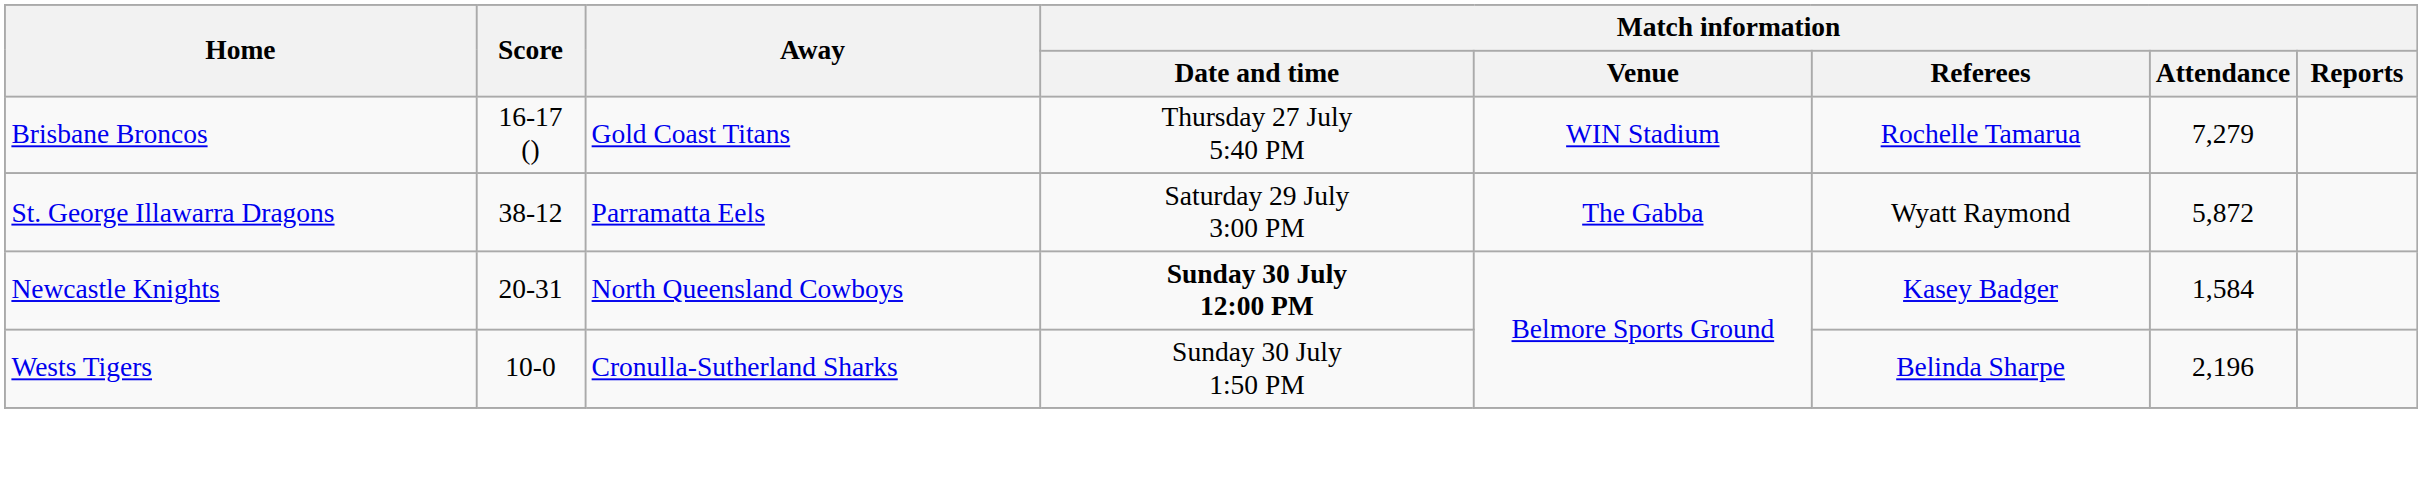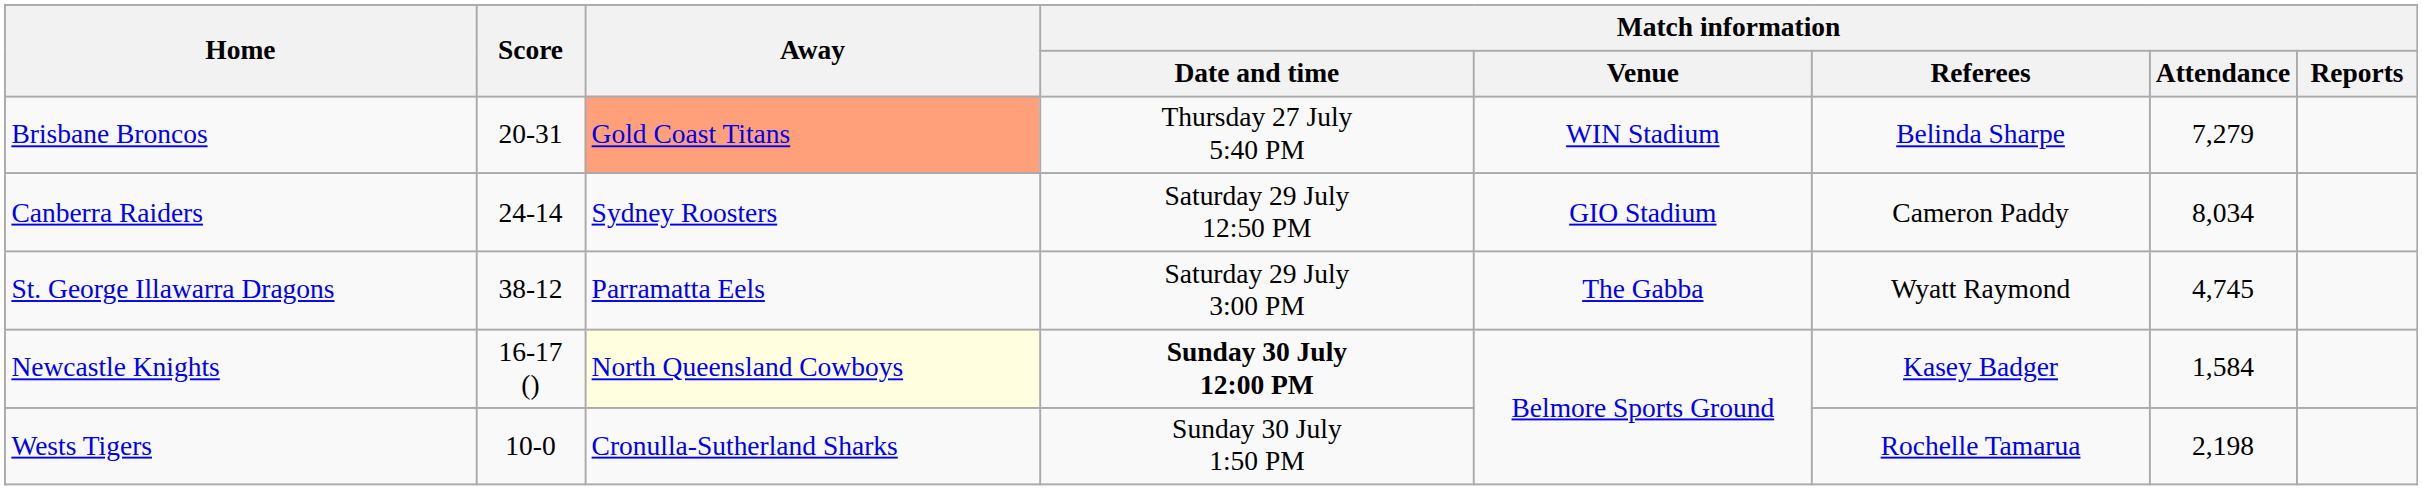(530, 134) 16-17 () -> (530, 134) 20-31
(691, 134) no background -> (691, 134) lightsalmon background
(1981, 134) Rochelle Tamarua -> (1981, 134) Belinda Sharpe
+ row: (107, 212)
(2223, 212) 5,872 -> (2223, 290) 4,745
(530, 290) 20-31 -> (530, 368) 16-17 ()
(747, 290) no background -> (747, 368) lightyellow background
(1981, 368) Belinda Sharpe -> (1981, 445) Rochelle Tamarua
(2223, 368) 2,196 -> (2223, 445) 2,198
